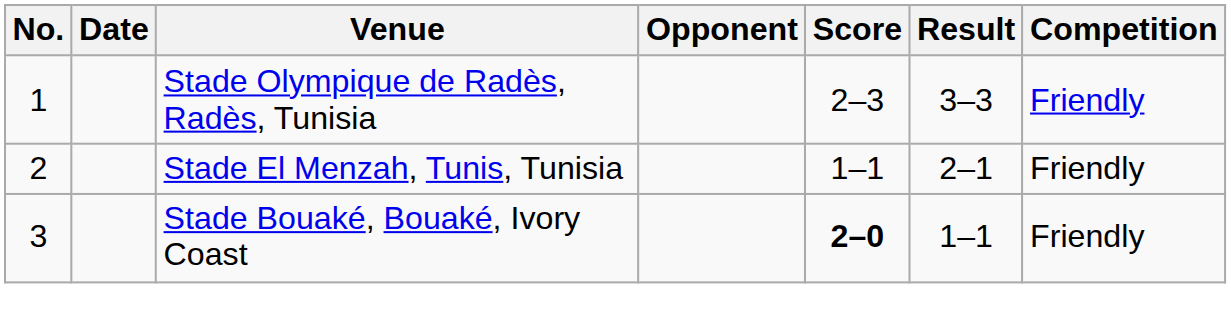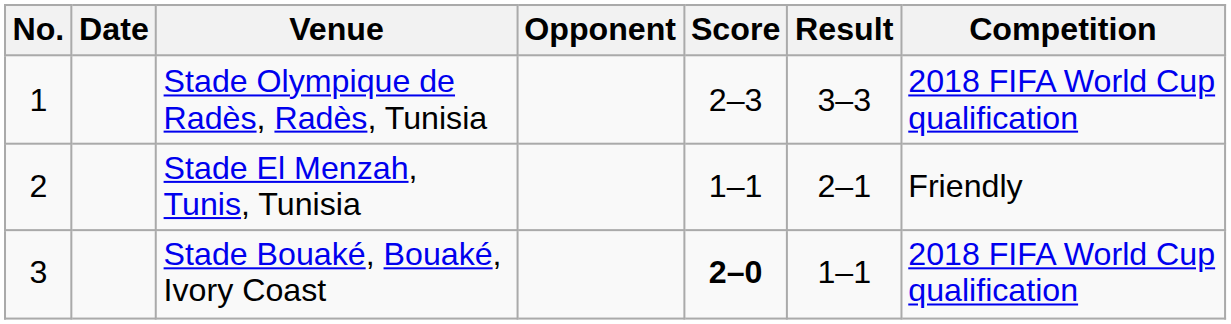(1087, 99) Friendly -> (1062, 99) 2018 FIFA World Cup qualification
(1087, 237) Friendly -> (1062, 273) 2018 FIFA World Cup qualification
